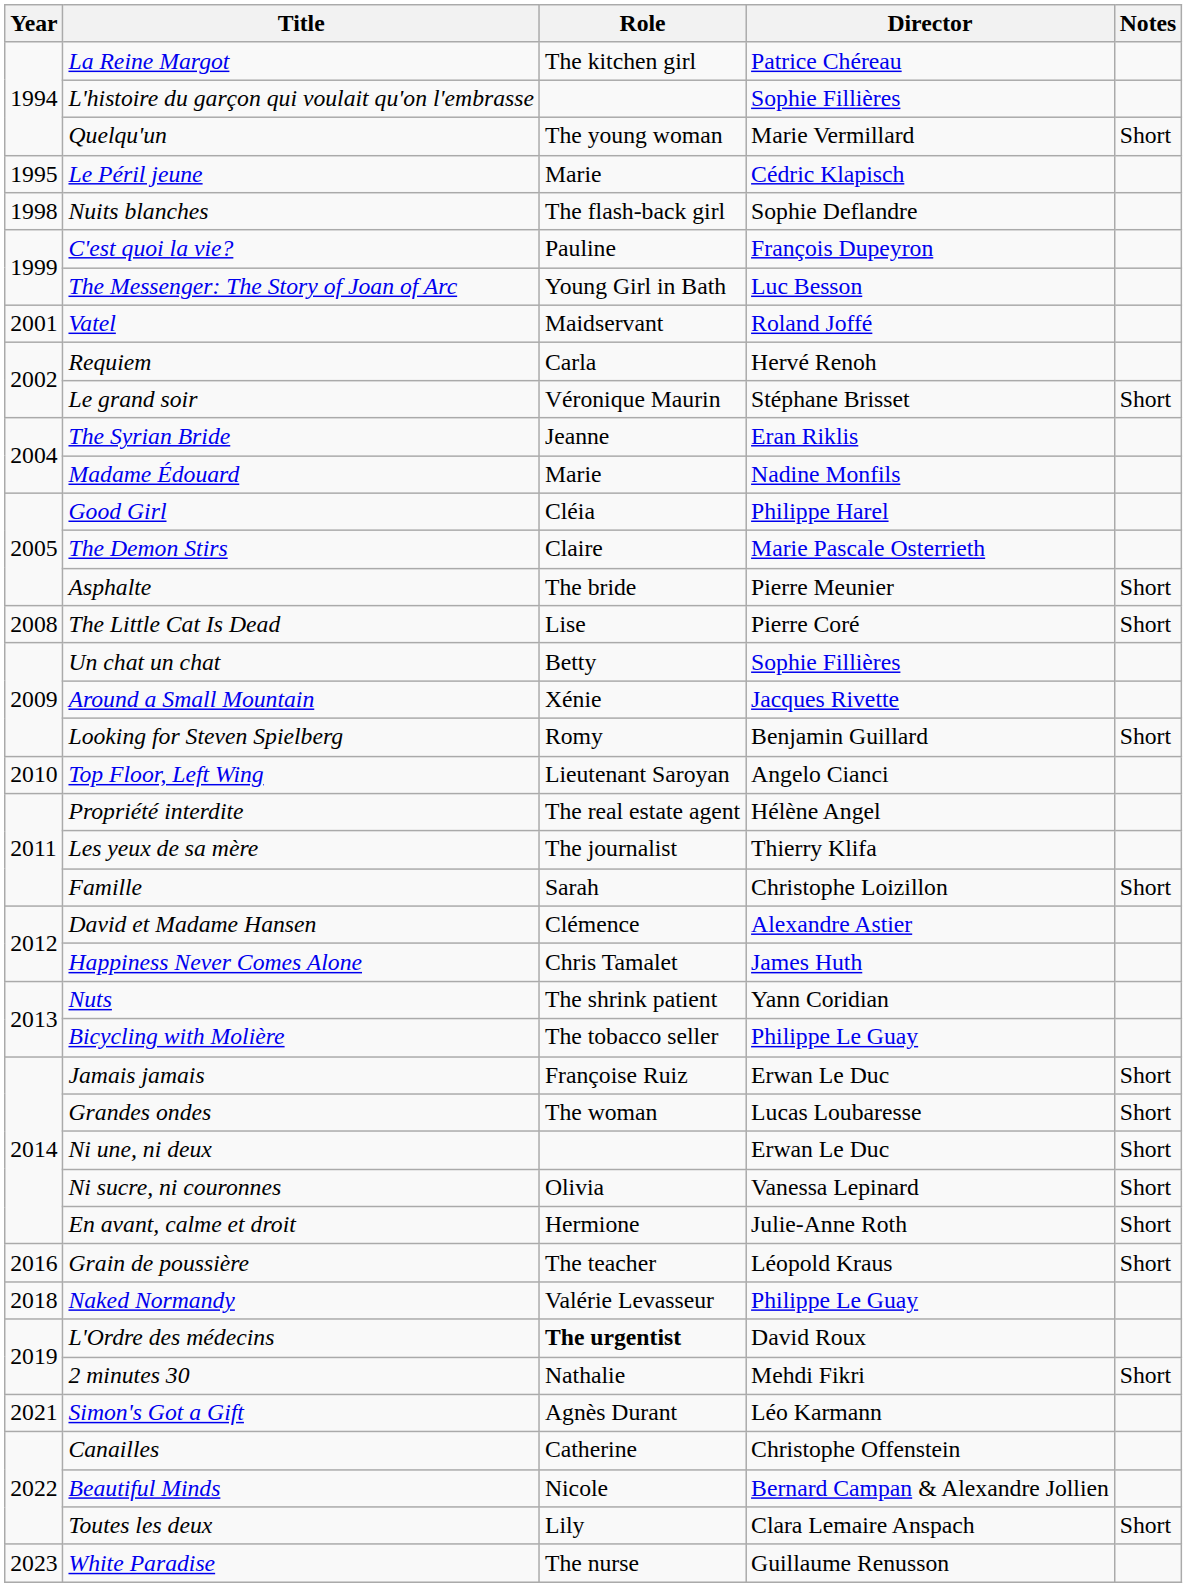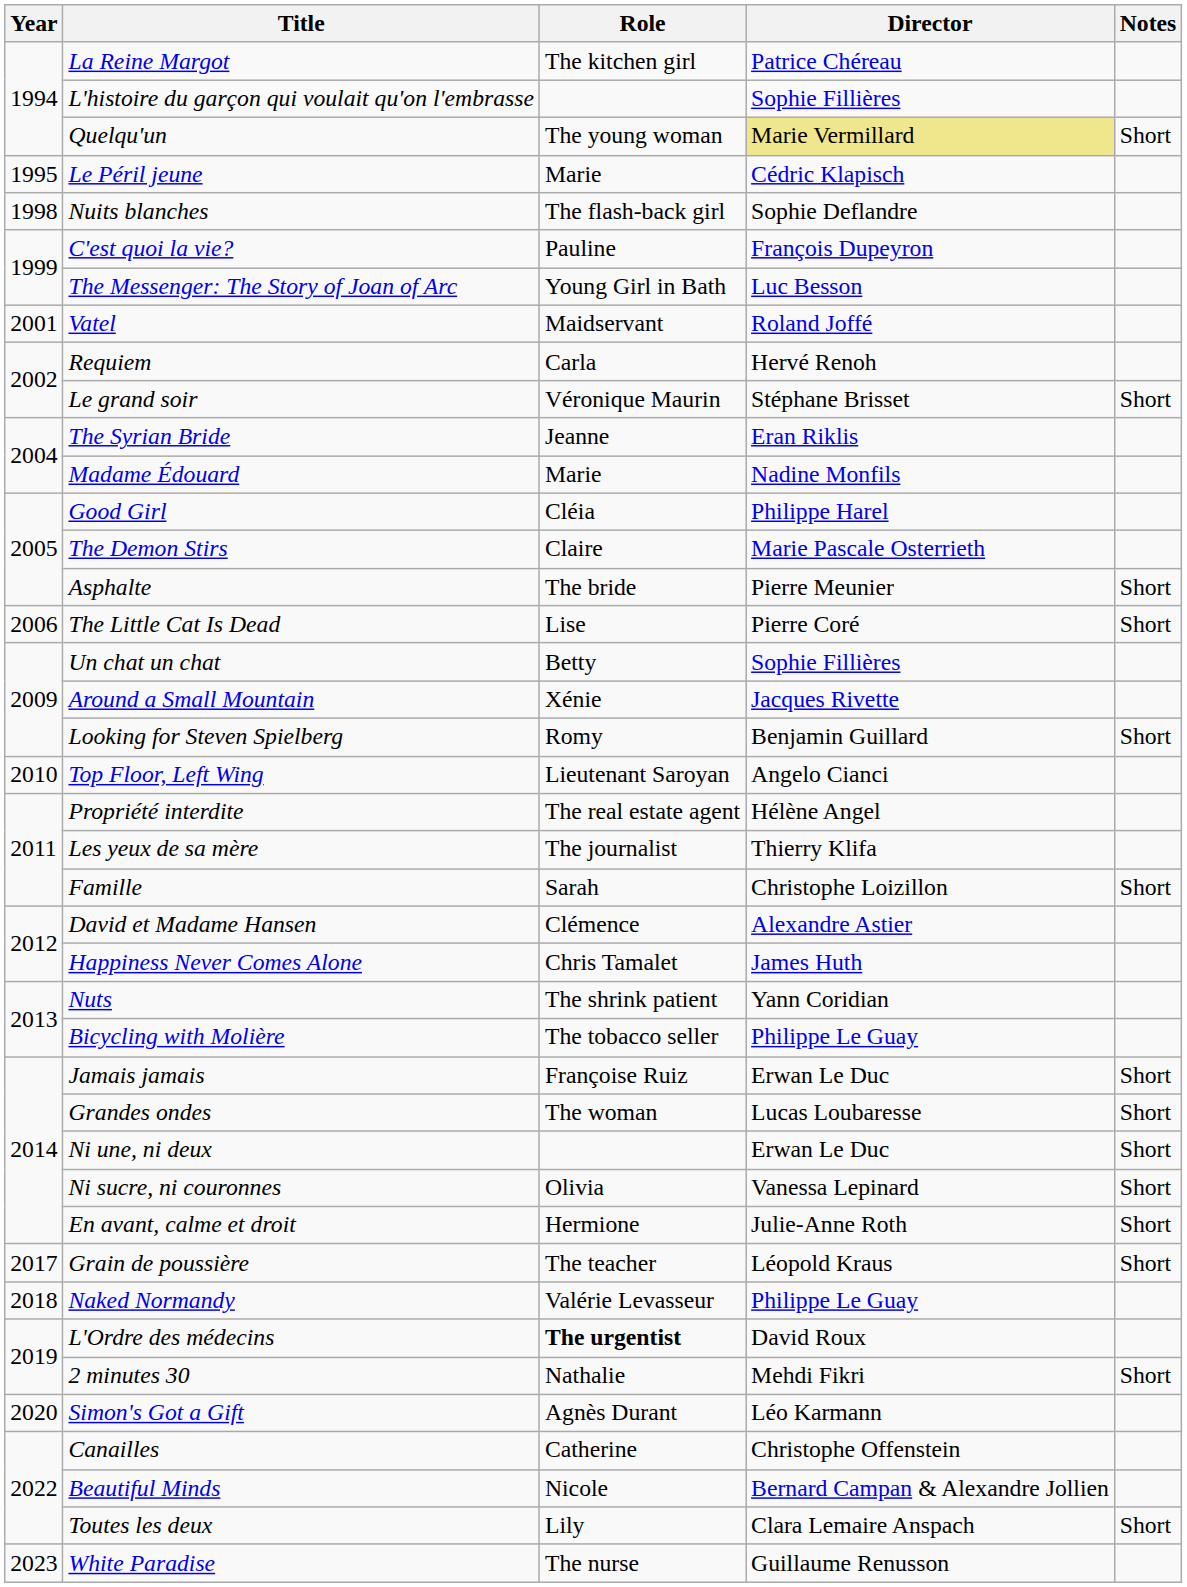(833, 135) no background -> (833, 135) khaki background
(34, 624) 2008 -> (34, 624) 2006
(34, 1262) 2016 -> (34, 1262) 2017
(34, 1412) 2021 -> (34, 1412) 2020
